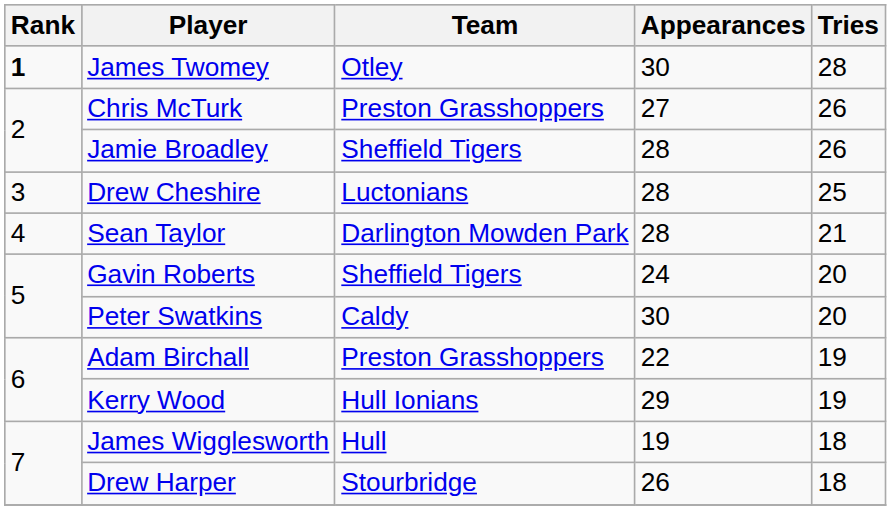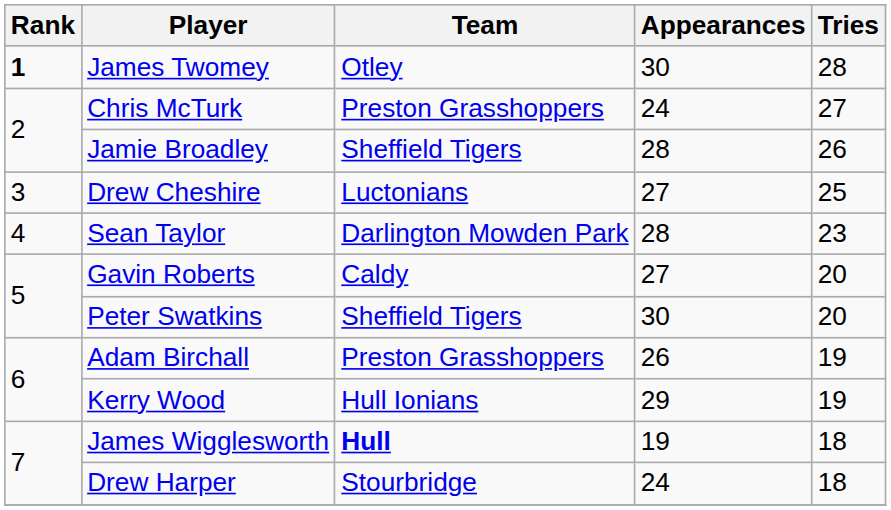(655, 108) 27 -> (655, 108) 24
(832, 108) 26 -> (832, 108) 27
(655, 191) 28 -> (655, 191) 27
(832, 233) 21 -> (832, 233) 23
(432, 274) Sheffield Tigers -> (375, 274) Caldy
(655, 274) 24 -> (655, 274) 27
(375, 316) Caldy -> (432, 316) Sheffield Tigers
(655, 358) 22 -> (655, 358) 26
(364, 441) normal -> (366, 441) bold
(655, 483) 26 -> (655, 483) 24
